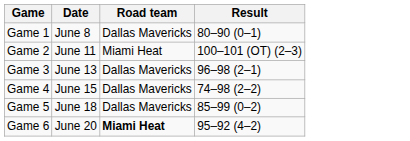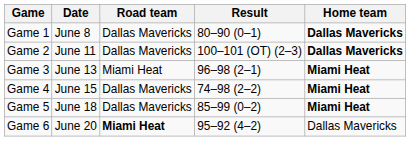+ column: (355, 13)
(132, 51) Miami Heat -> (147, 51) Dallas Mavericks
(147, 70) Dallas Mavericks -> (132, 70) Miami Heat
